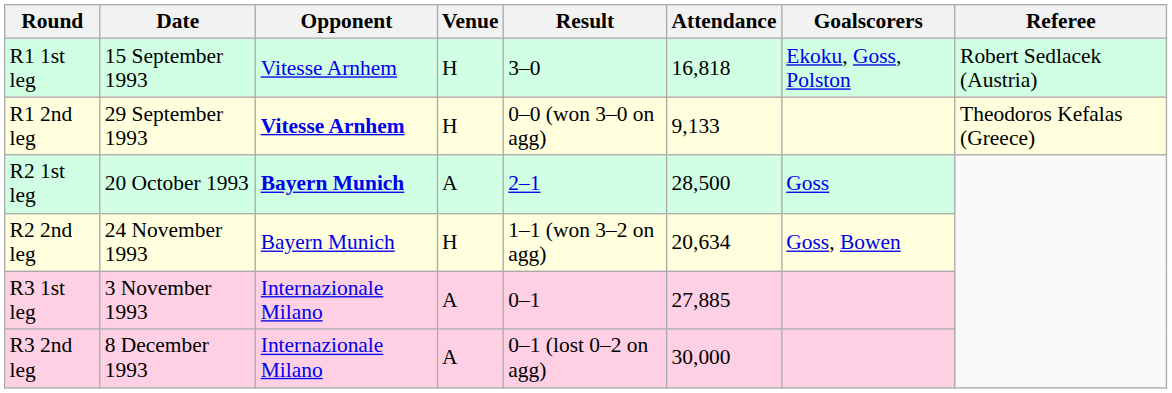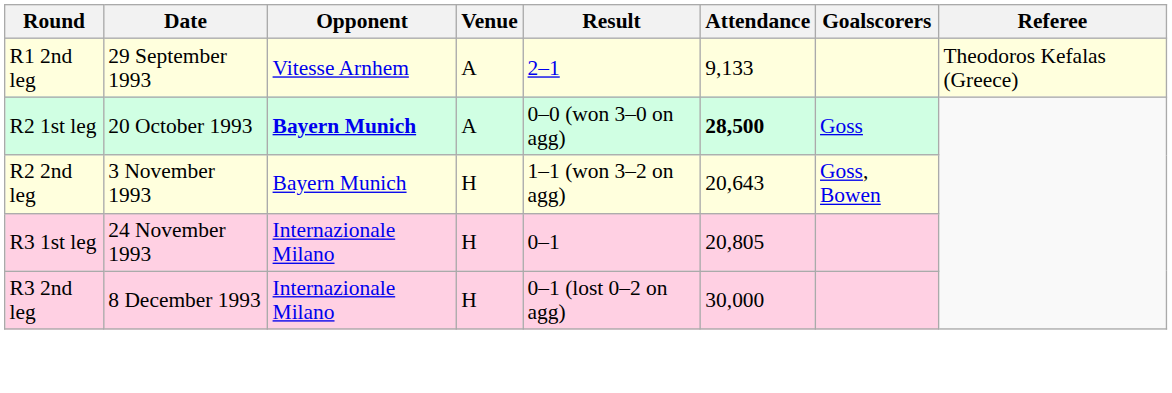- row: (37, 67)
(333, 125) bold -> (341, 67) normal
(450, 125) H -> (469, 67) A
(581, 125) 0–0 (won 3–0 on agg) -> (544, 67) 2–1
(524, 183) 2–1 -> (601, 125) 0–0 (won 3–0 on agg)
(701, 183) normal -> (735, 125) bold
(163, 241) 24 November 1993 -> (162, 183) 3 November 1993
(701, 241) 20,634 -> (735, 183) 20,643
(158, 300) 3 November 1993 -> (167, 241) 24 November 1993
(450, 300) A -> (469, 241) H
(701, 300) 27,885 -> (735, 241) 20,805
(450, 358) A -> (469, 300) H
